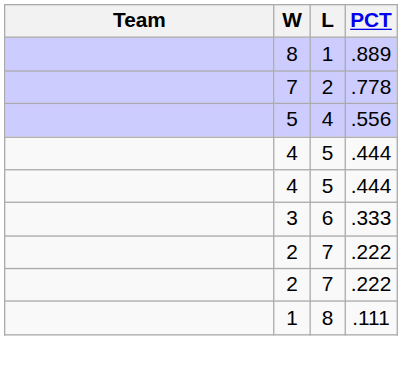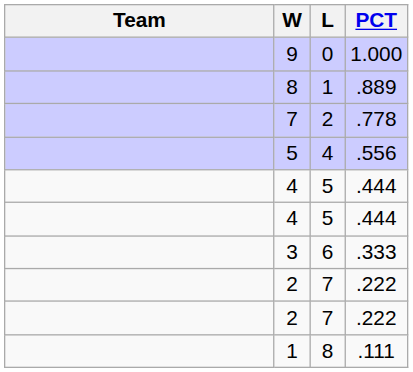+ row: (292, 53)
